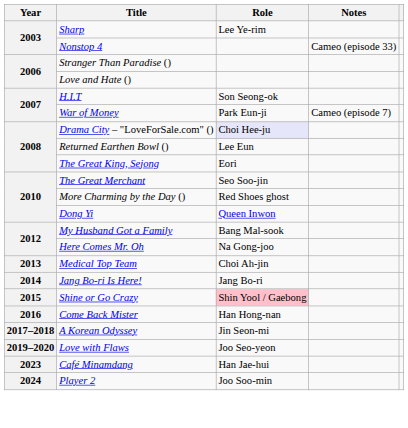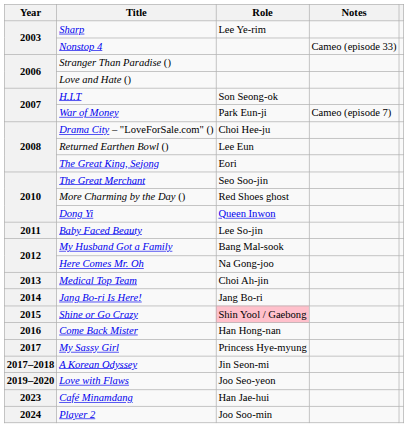(244, 130) lavender background -> (244, 130) no background
+ row: (100, 230)
+ row: (89, 347)
